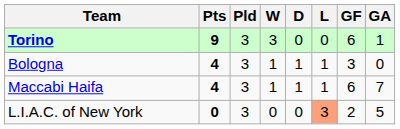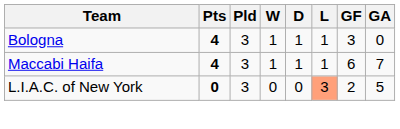- row: (31, 40)
